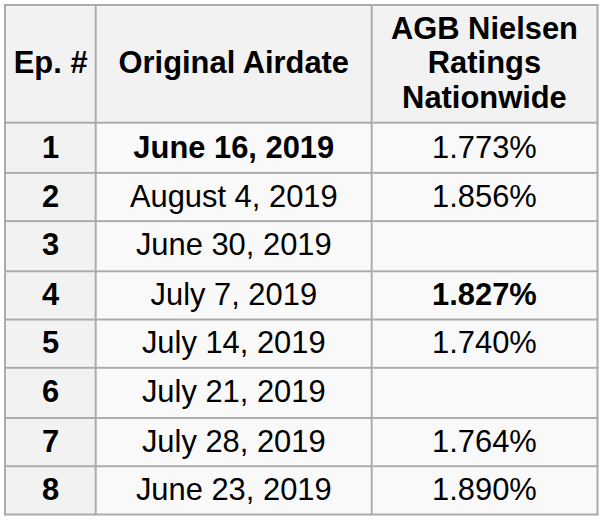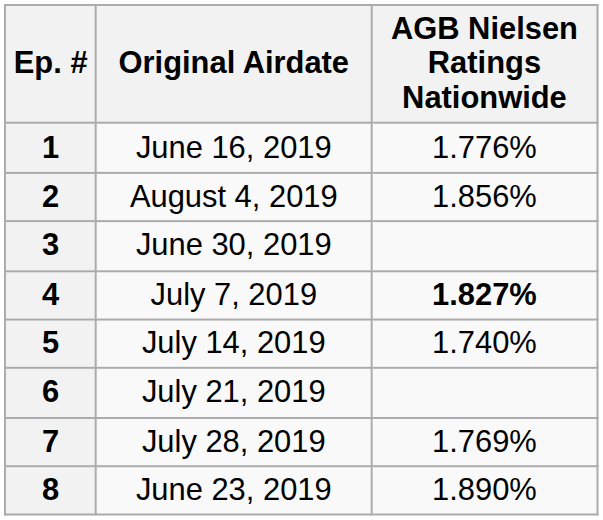(234, 147) bold -> (234, 147) normal
(484, 147) 1.773% -> (484, 147) 1.776%
(484, 441) 1.764% -> (484, 441) 1.769%
